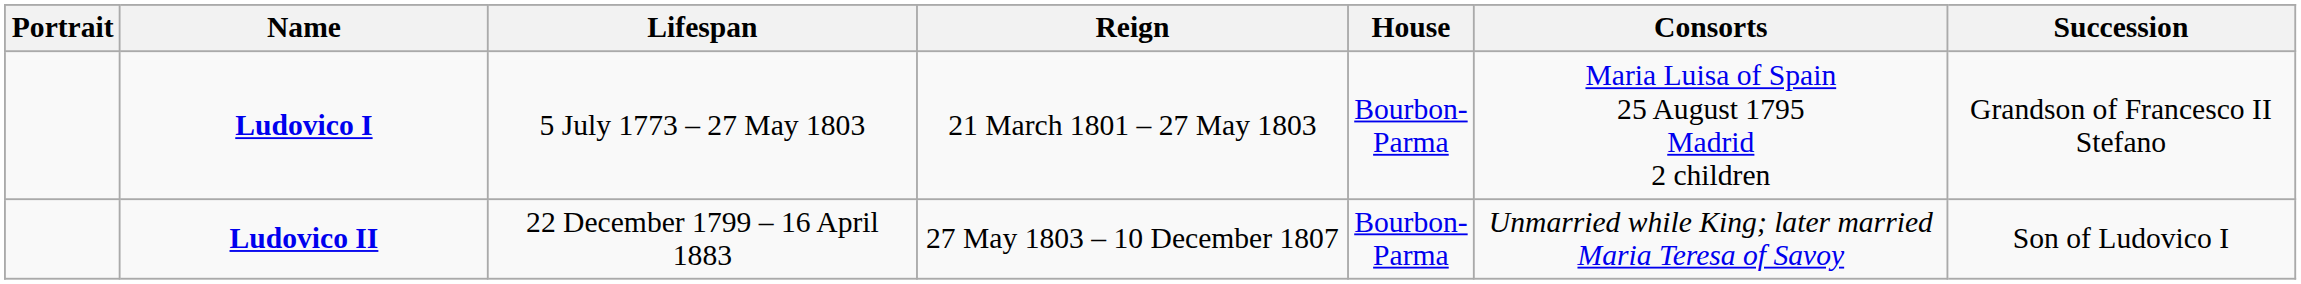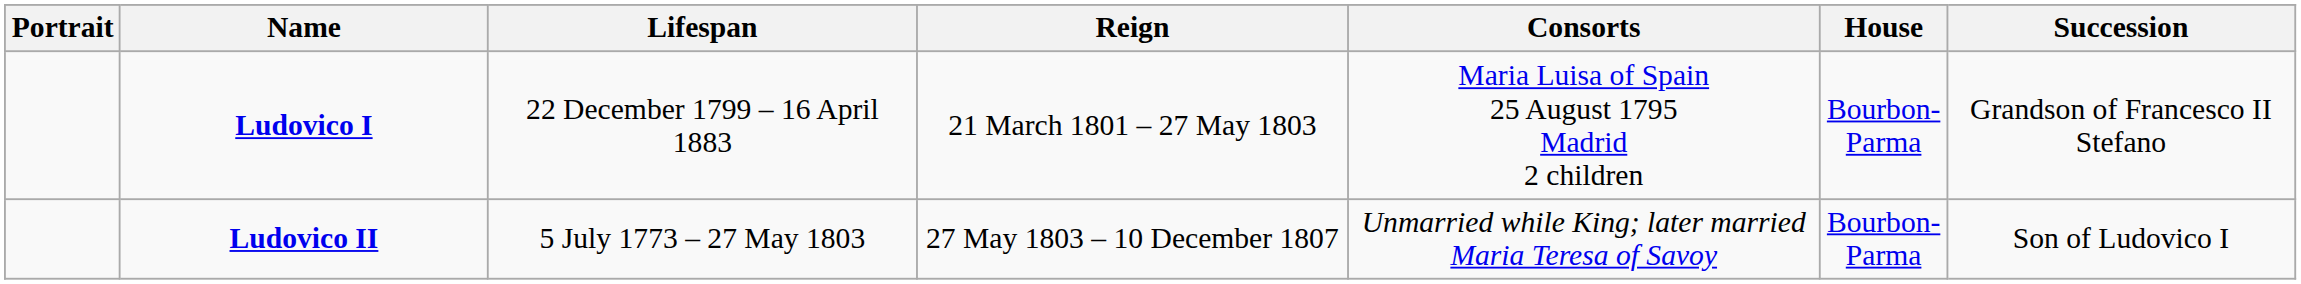columns swapped: (1711, 27) <-> (1411, 27)
(702, 124) 5 July 1773 – 27 May 1803 -> (702, 124) 22 December 1799 – 16 April 1883
(702, 238) 22 December 1799 – 16 April 1883 -> (702, 238) 5 July 1773 – 27 May 1803
